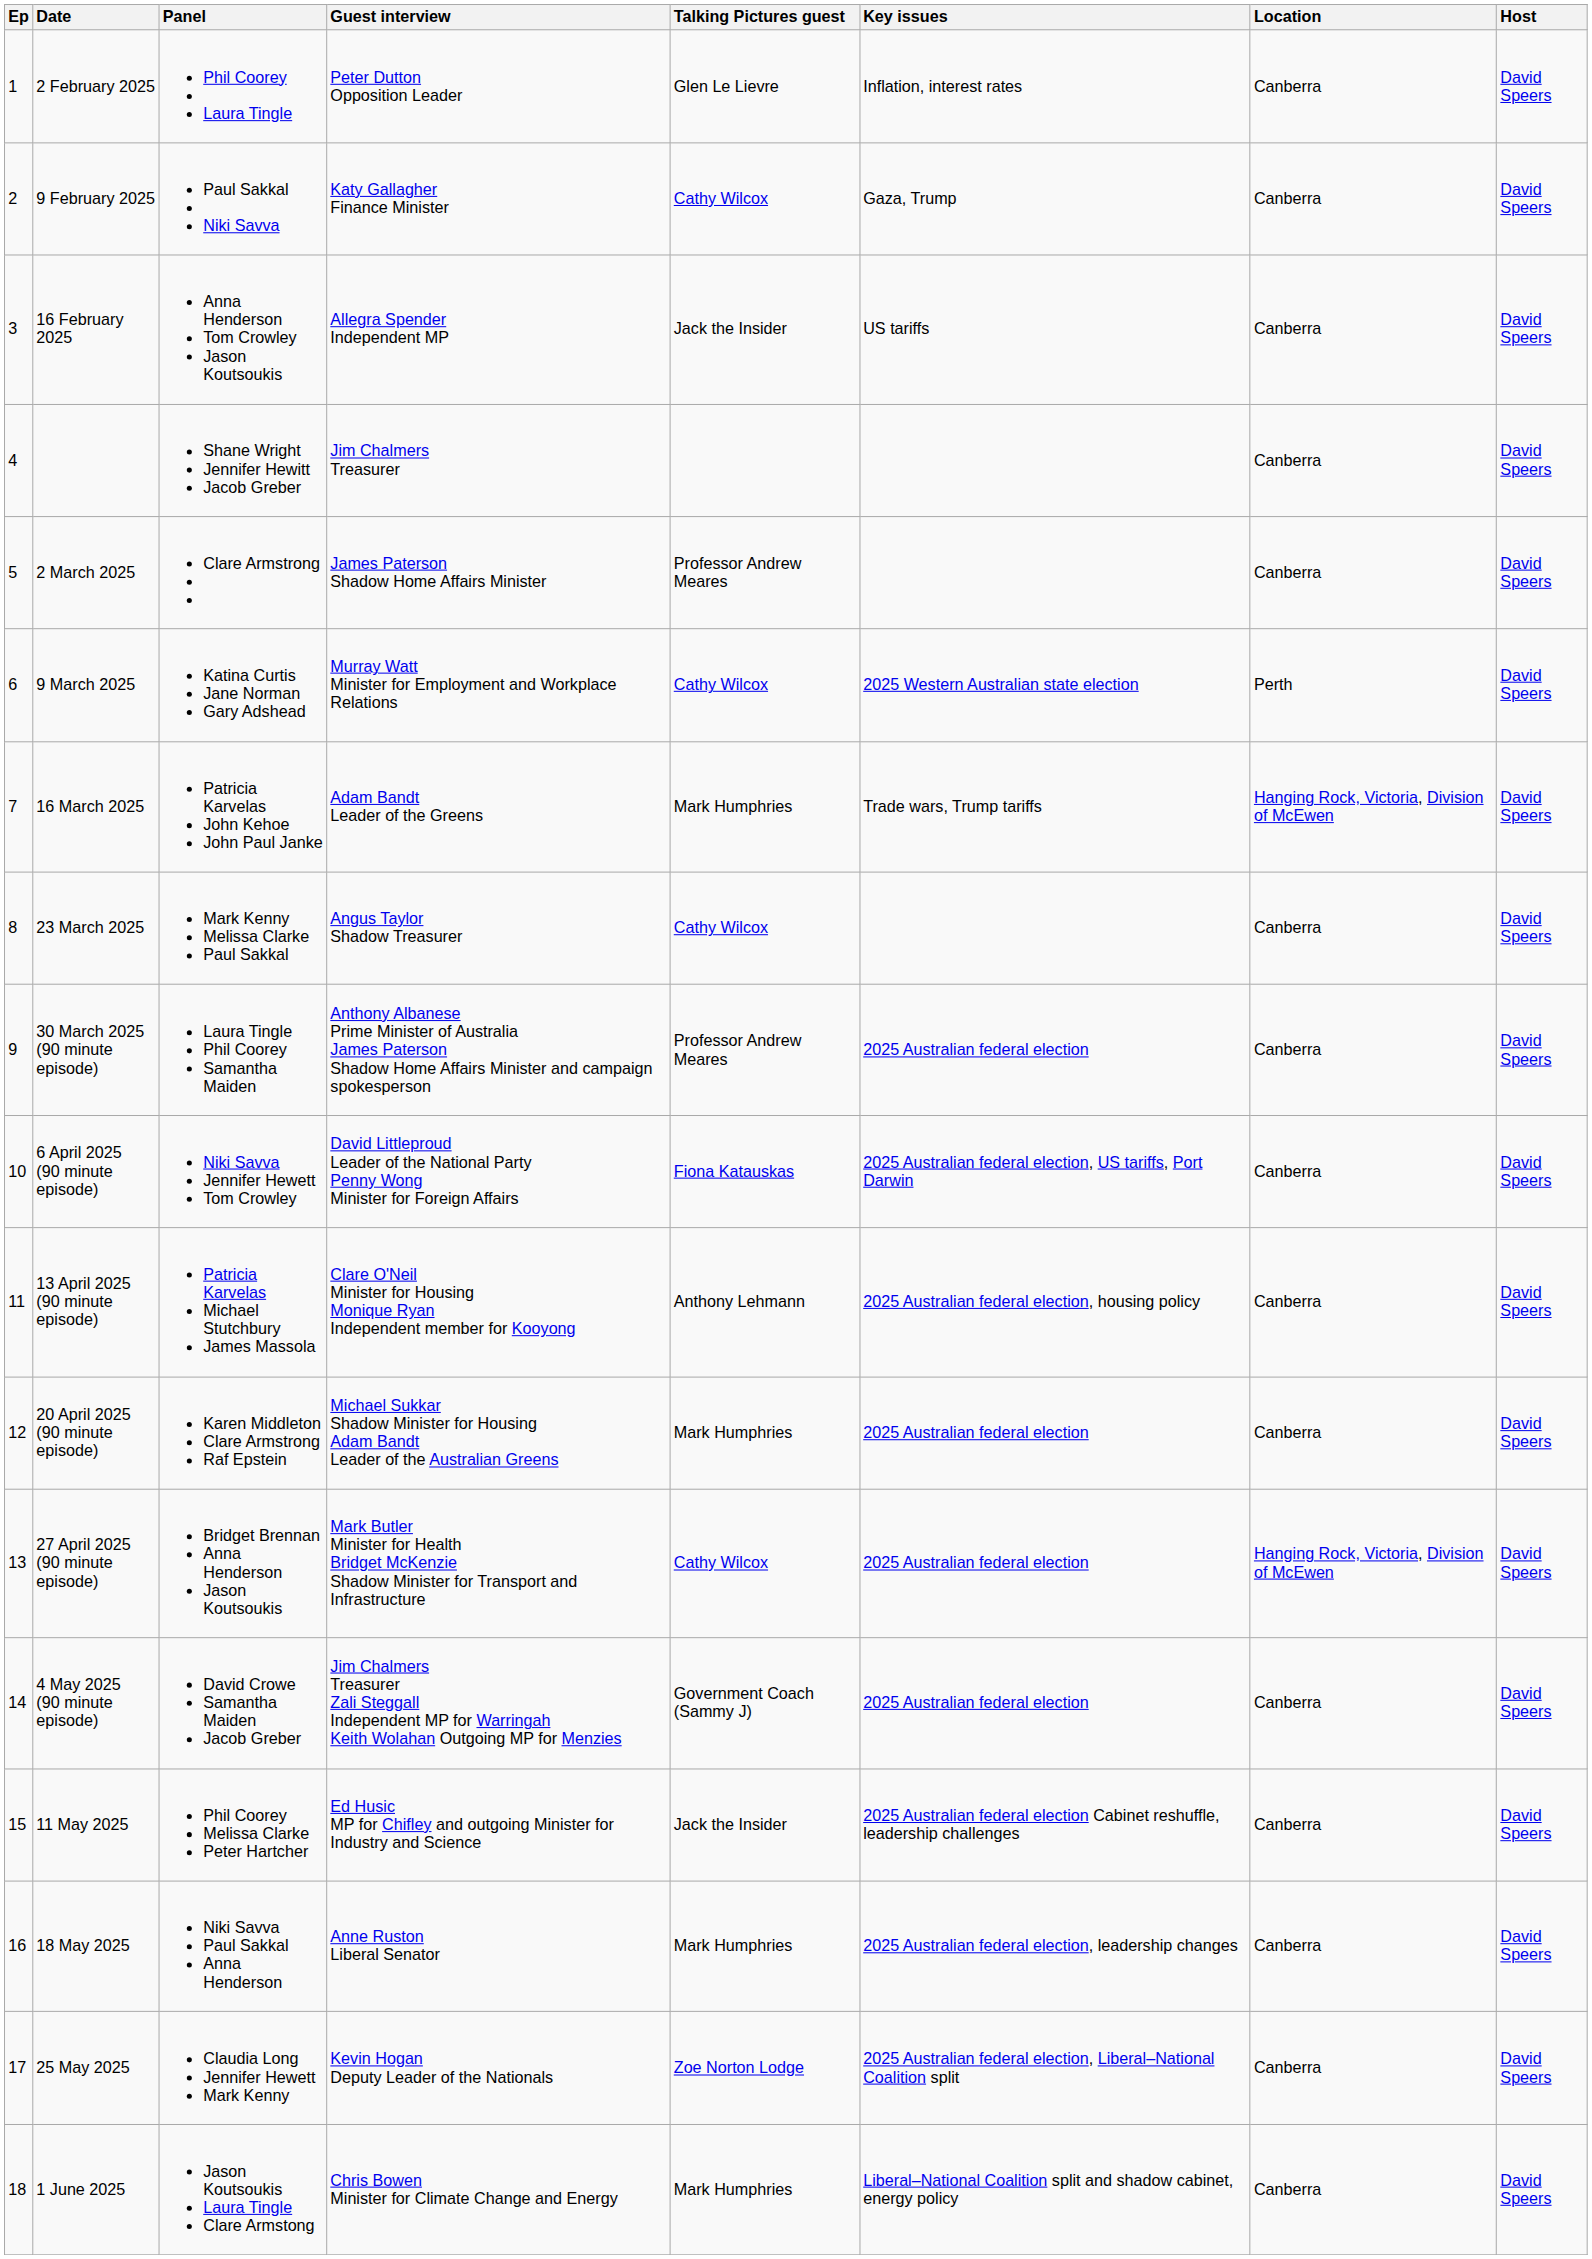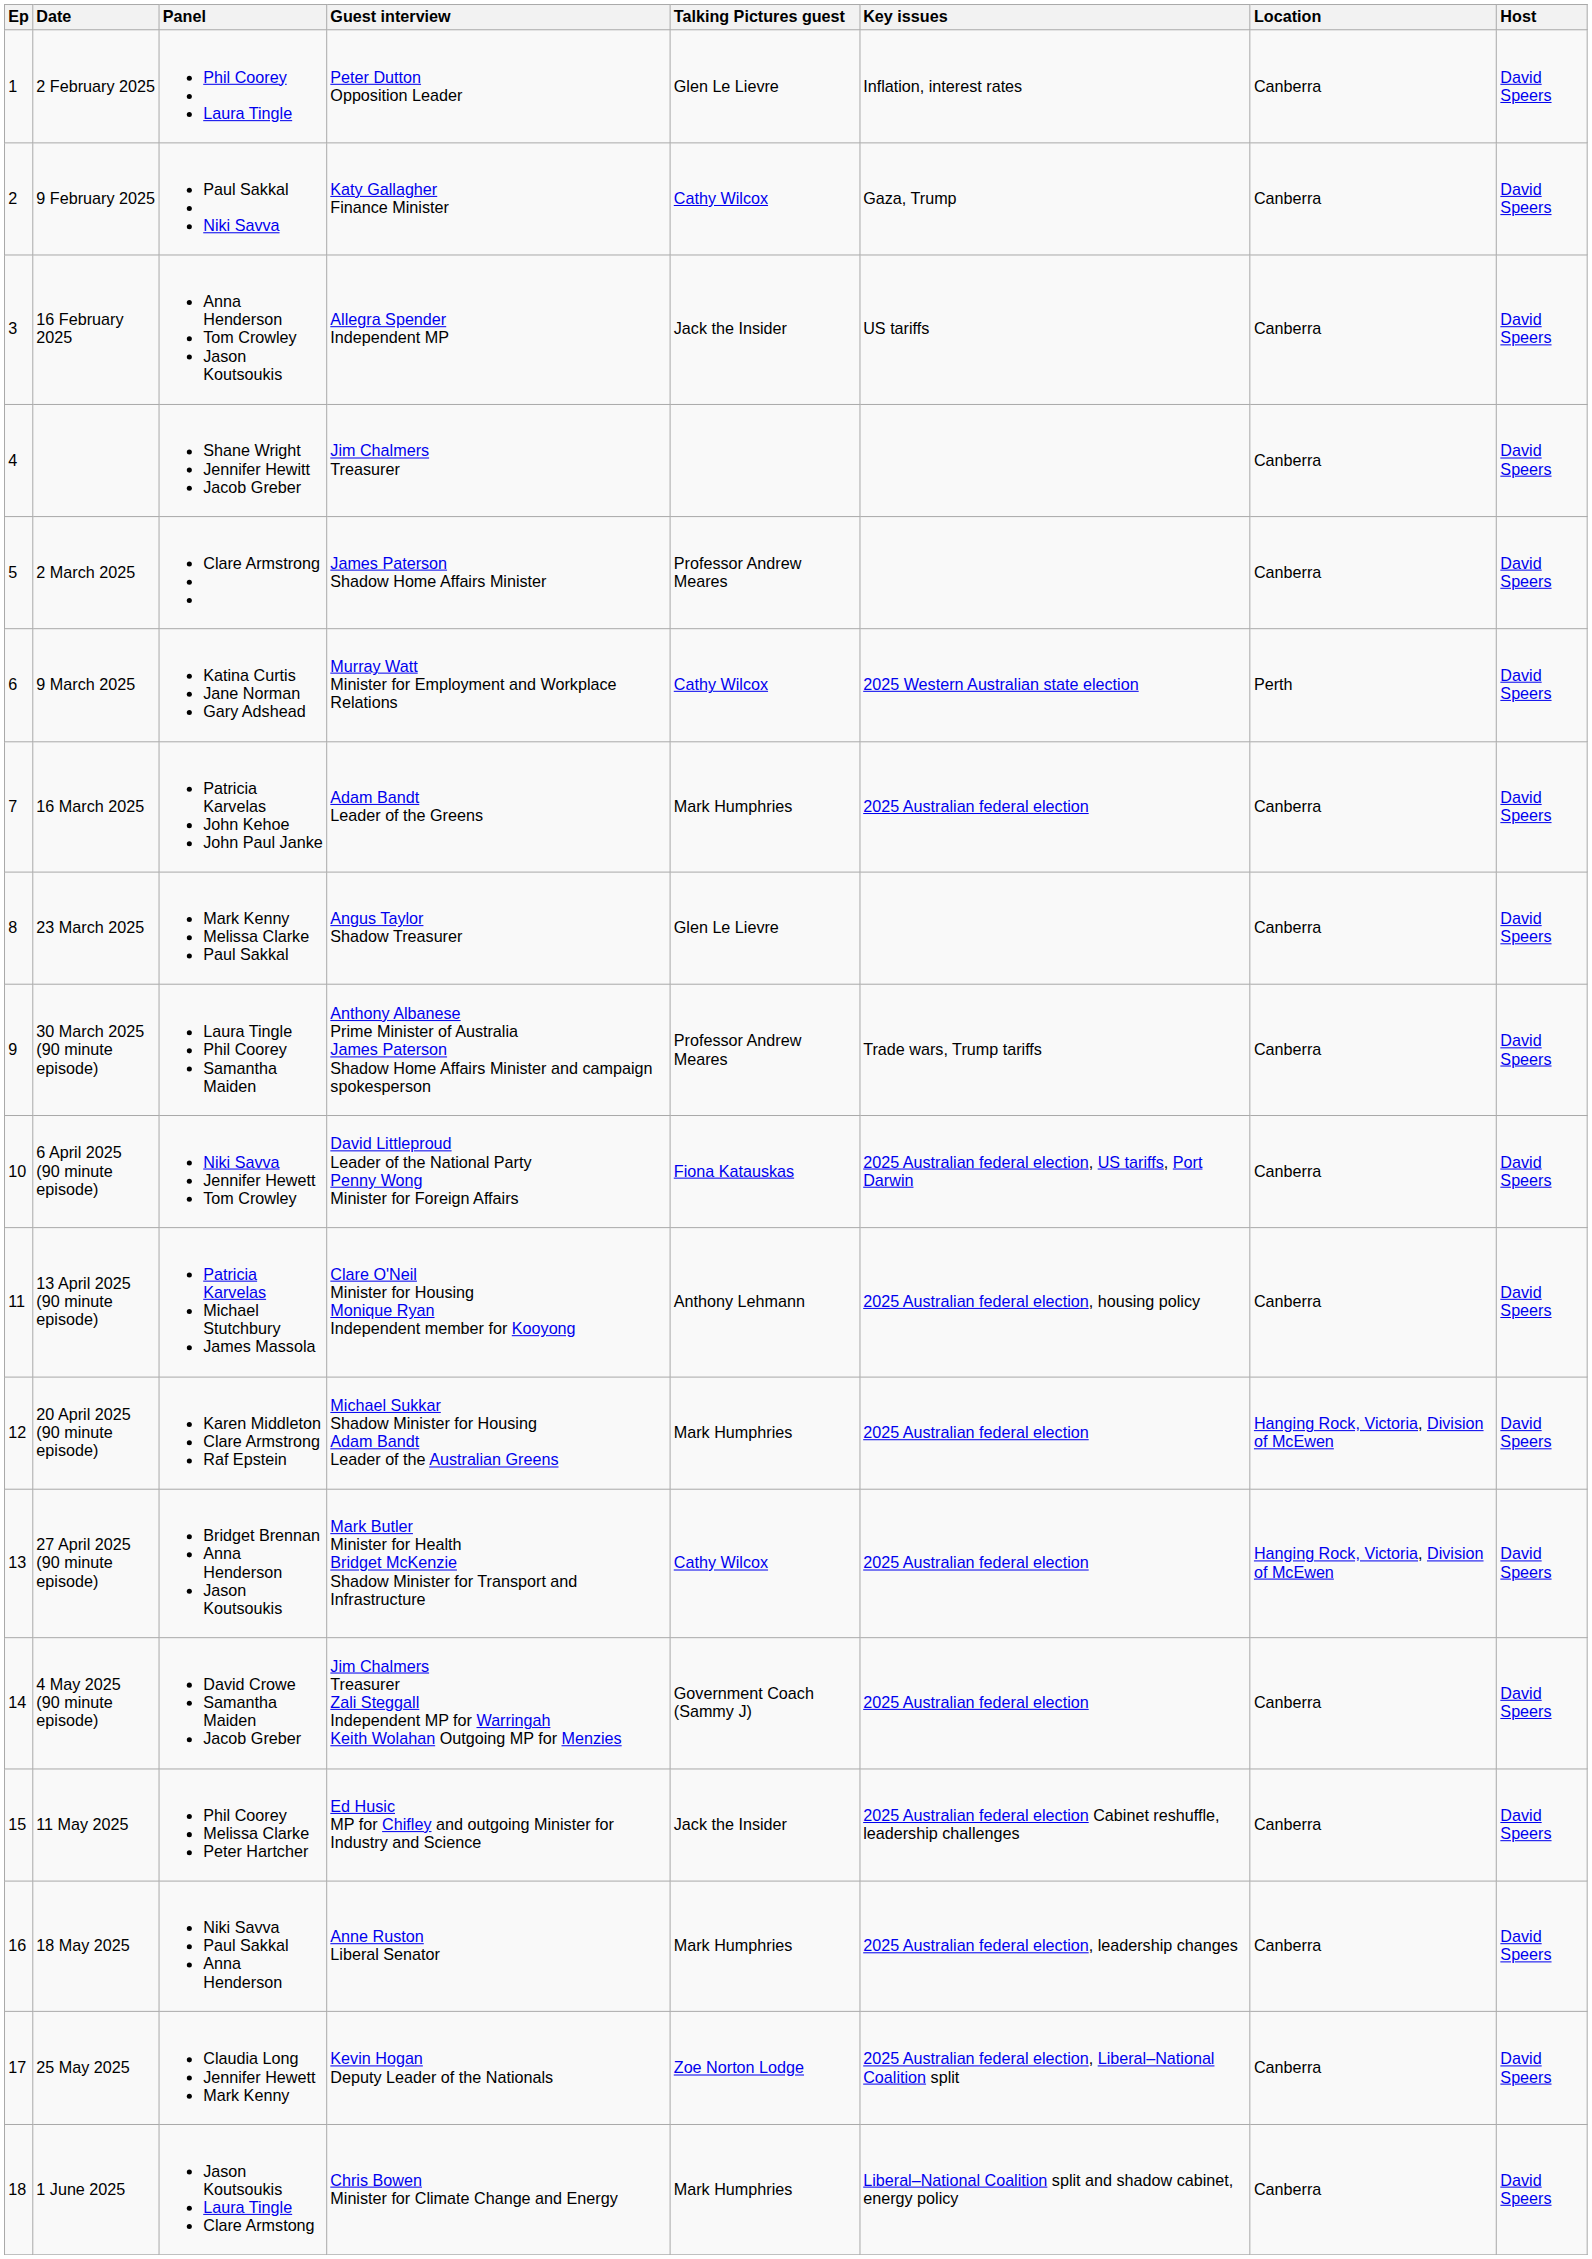(953, 806) Trade wars, Trump tariffs -> (976, 806) 2025 Australian federal election
(1369, 806) Hanging Rock, Victoria, Division of McEwen -> (1288, 806) Canberra
(721, 928) Cathy Wilcox -> (726, 928) Glen Le Lievre
(976, 1049) 2025 Australian federal election -> (953, 1049) Trade wars, Trump tariffs
(1288, 1432) Canberra -> (1369, 1432) Hanging Rock, Victoria, Division of McEwen
